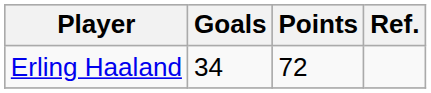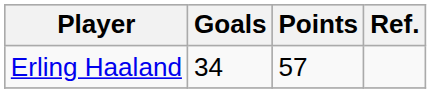(293, 66) 72 -> (293, 66) 57
